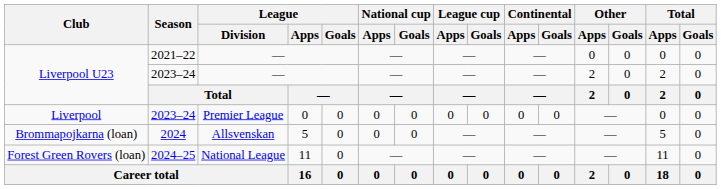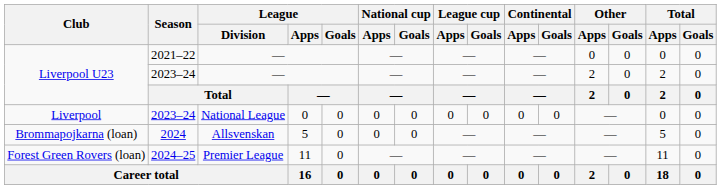(243, 114) Premier League -> (243, 114) National League
(243, 154) National League -> (243, 154) Premier League
